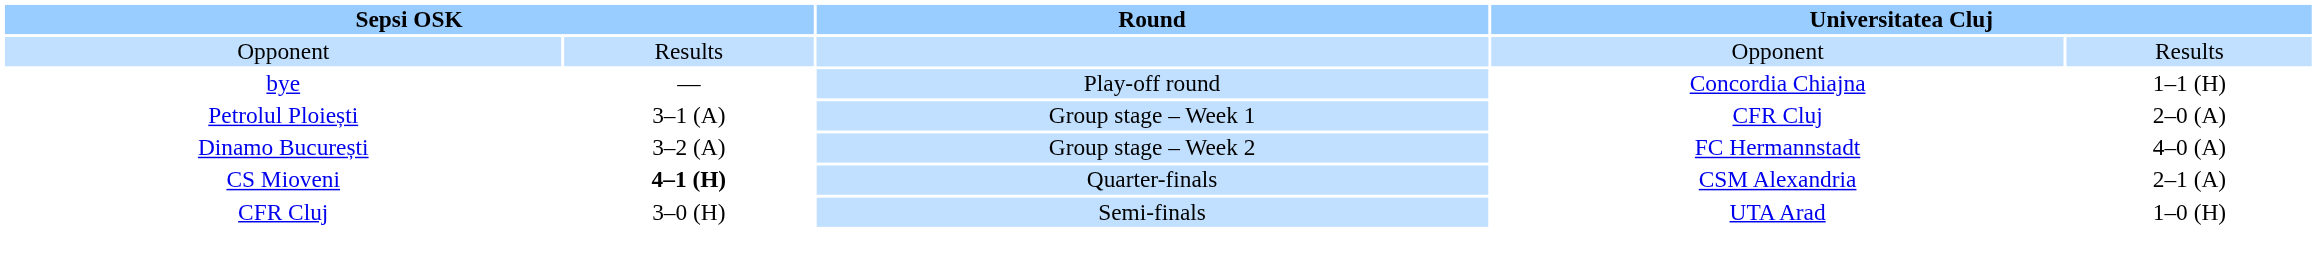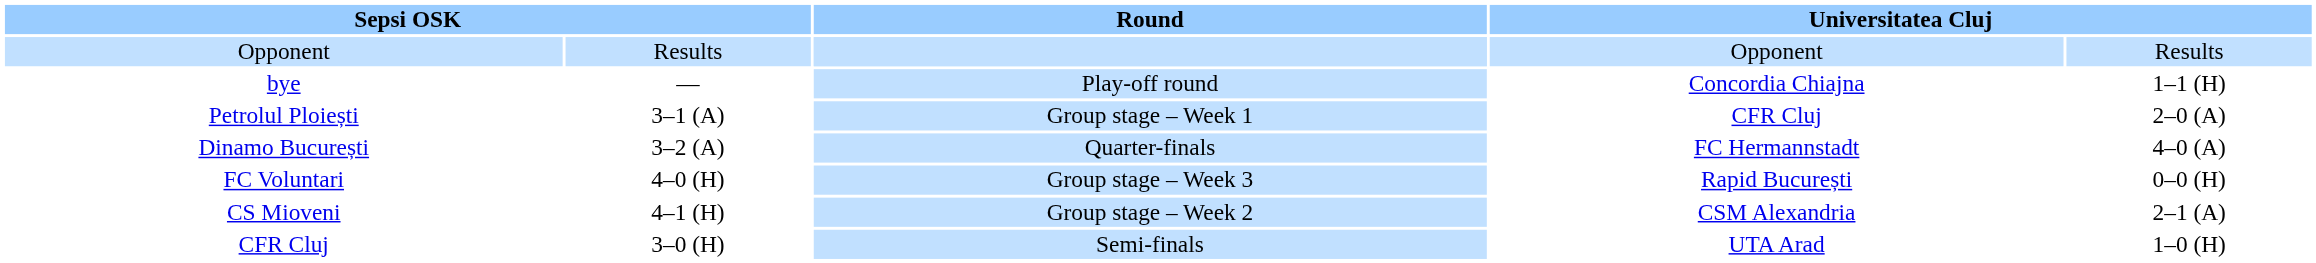(1152, 147) Group stage – Week 2 -> (1150, 147) Quarter-finals
+ row: (284, 179)
(689, 179) bold -> (688, 212) normal
(1152, 179) Quarter-finals -> (1150, 212) Group stage – Week 2
